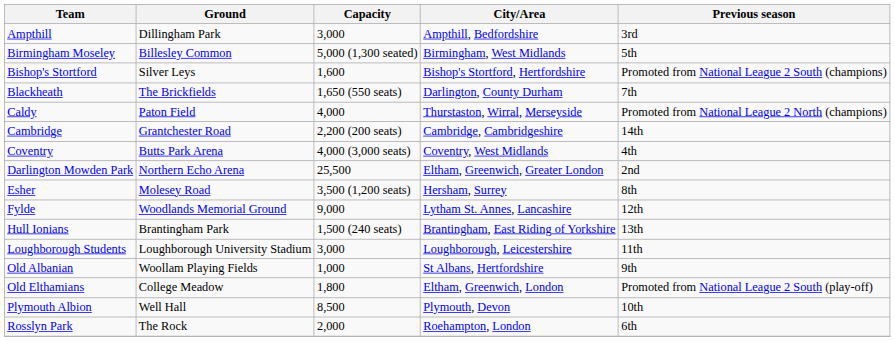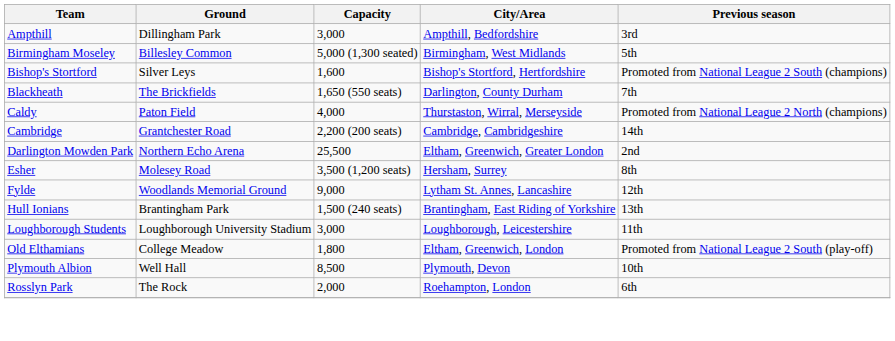- row: (30, 151)
- row: (40, 268)
